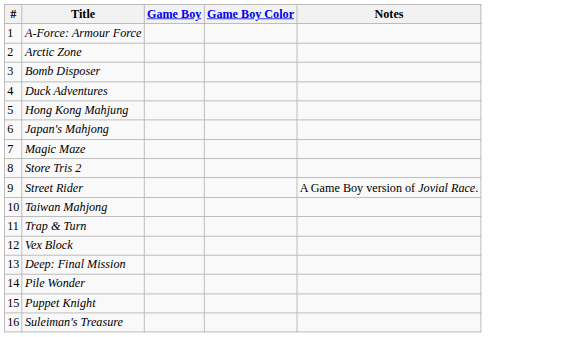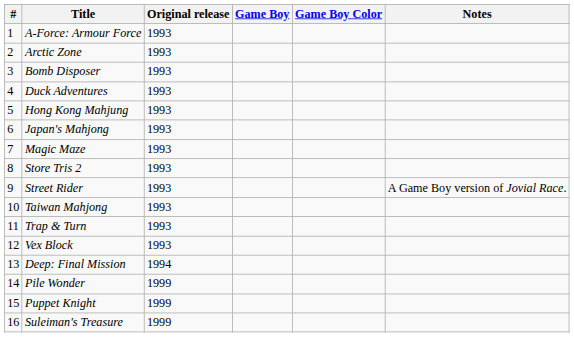+ column: (188, 14)
